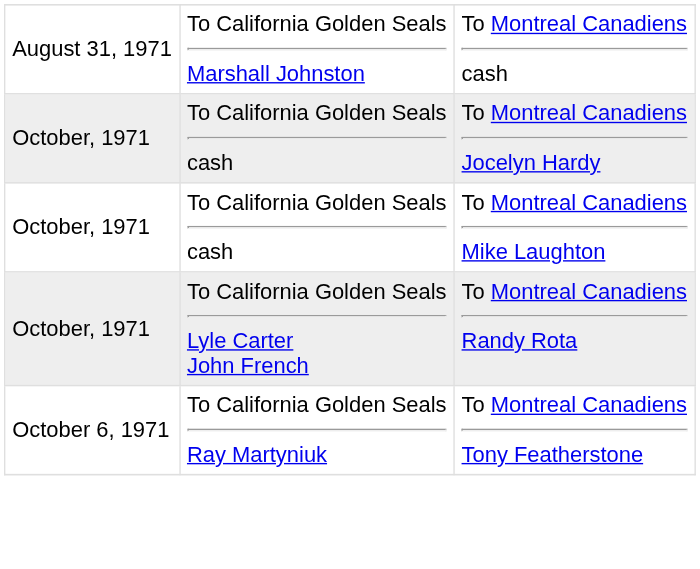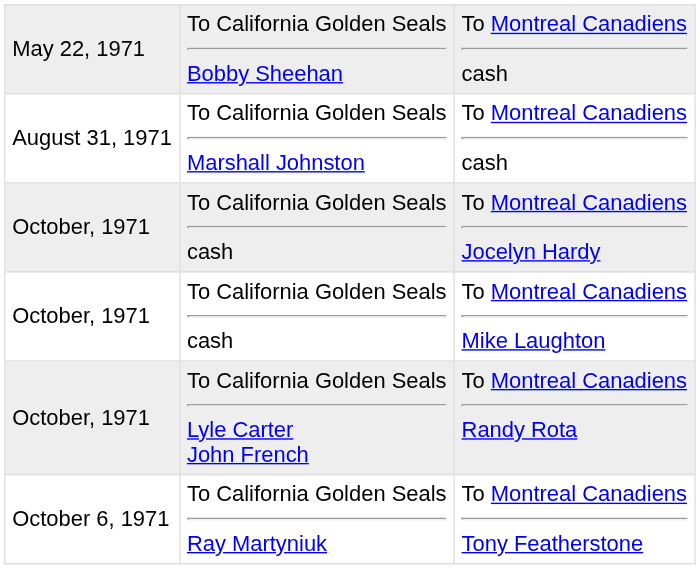+ row: (317, 49)
